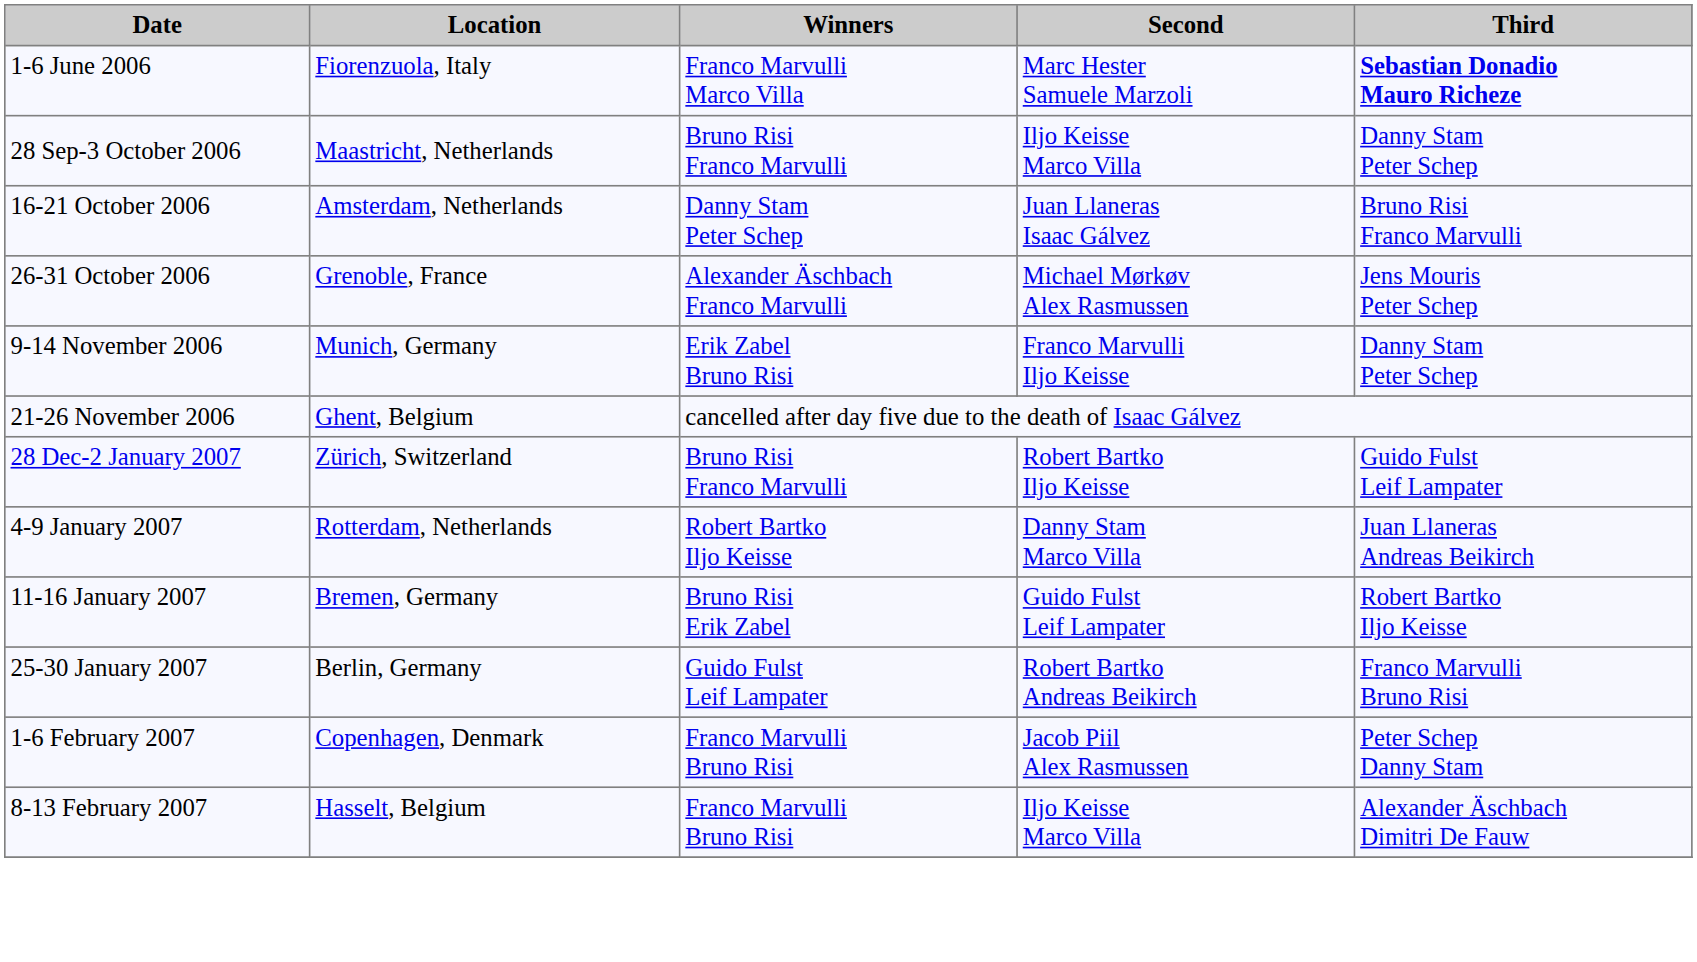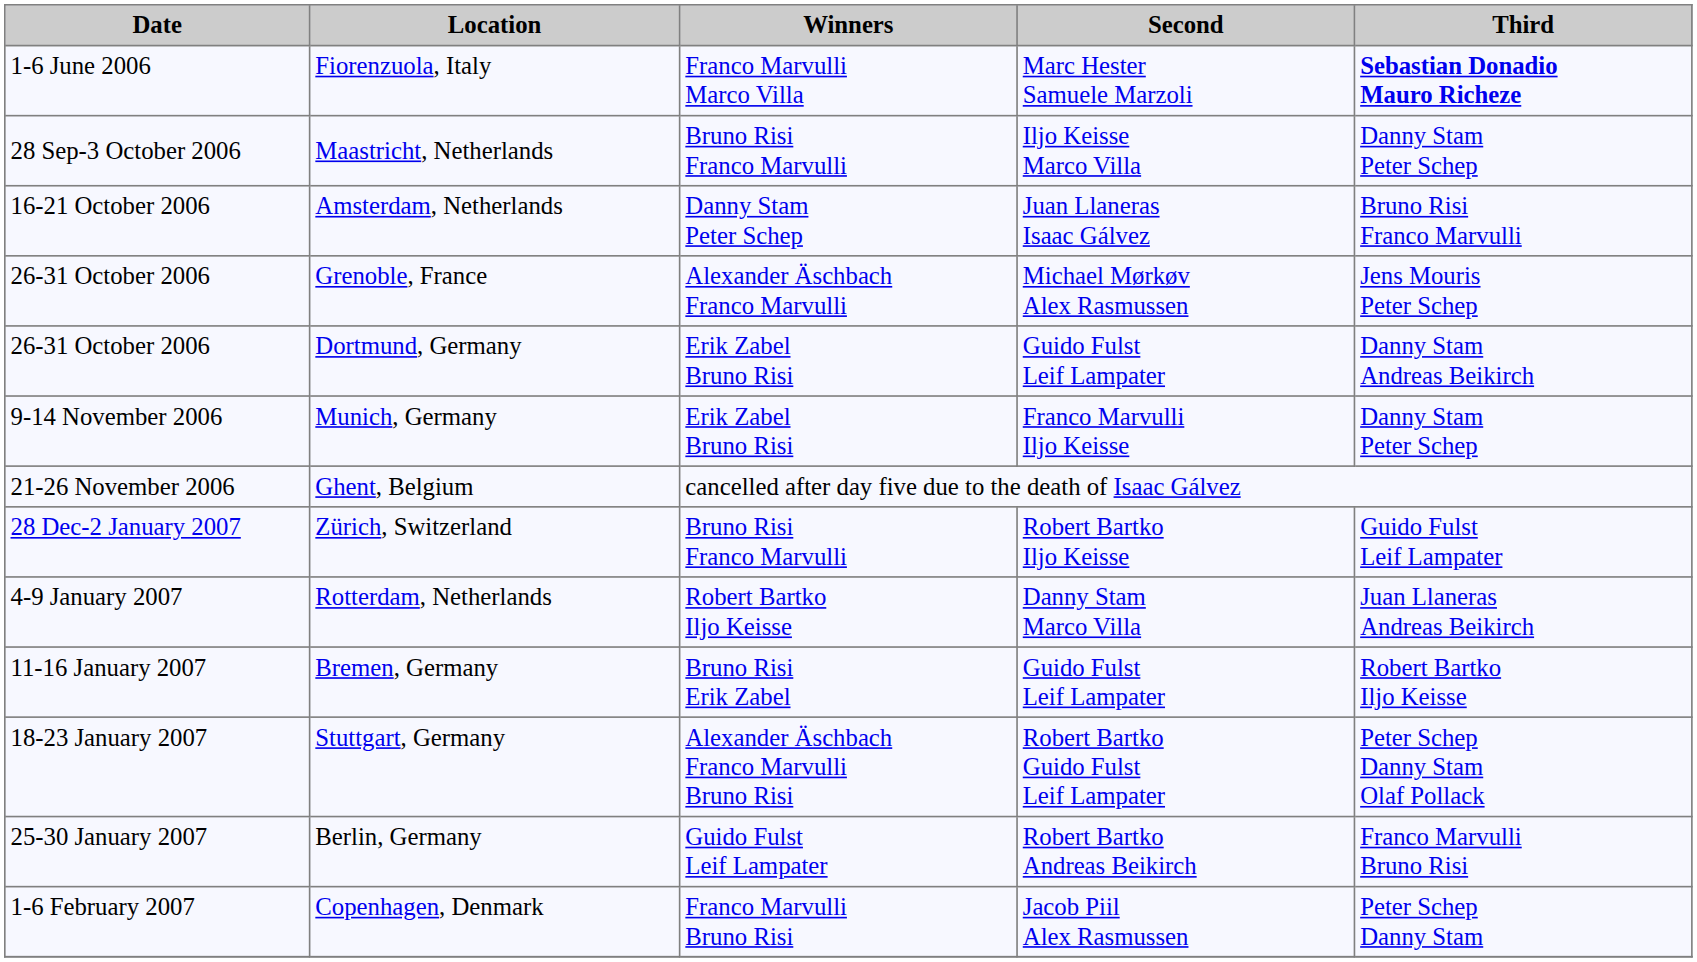+ row: (418, 345)
+ row: (410, 737)
- row: (401, 807)
